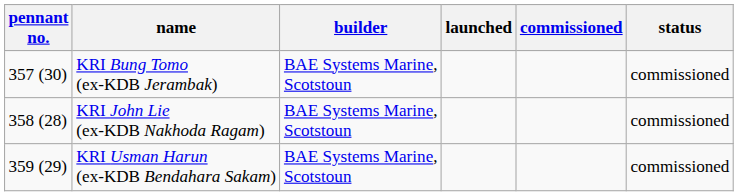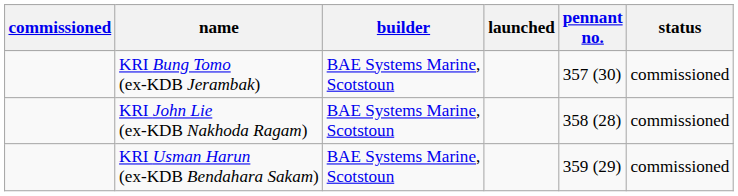columns swapped: (38, 27) <-> (571, 27)
